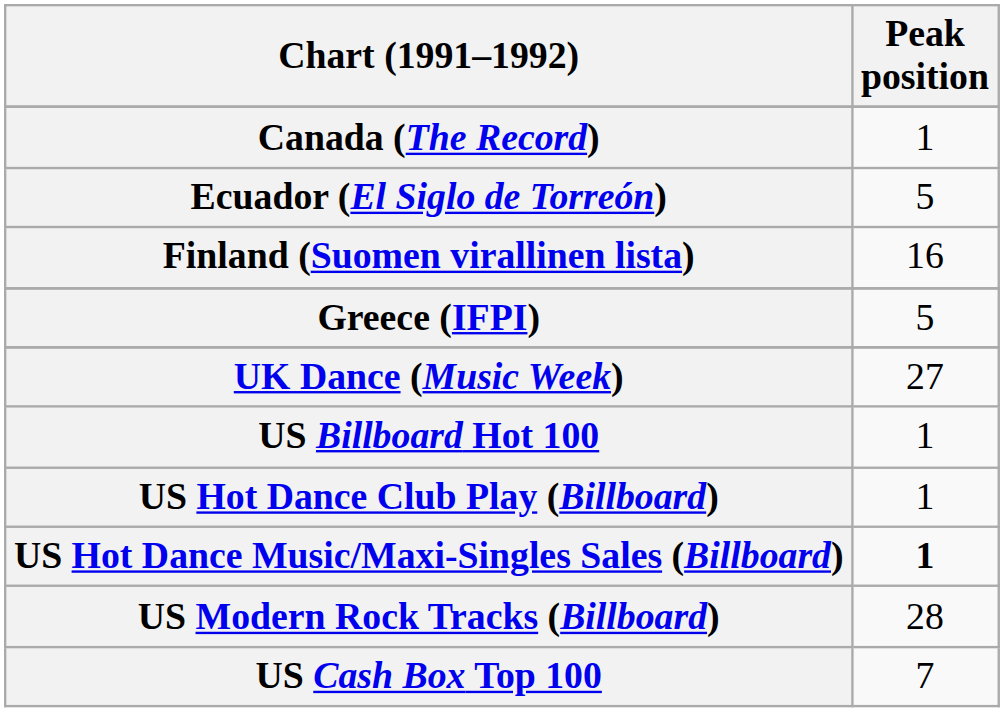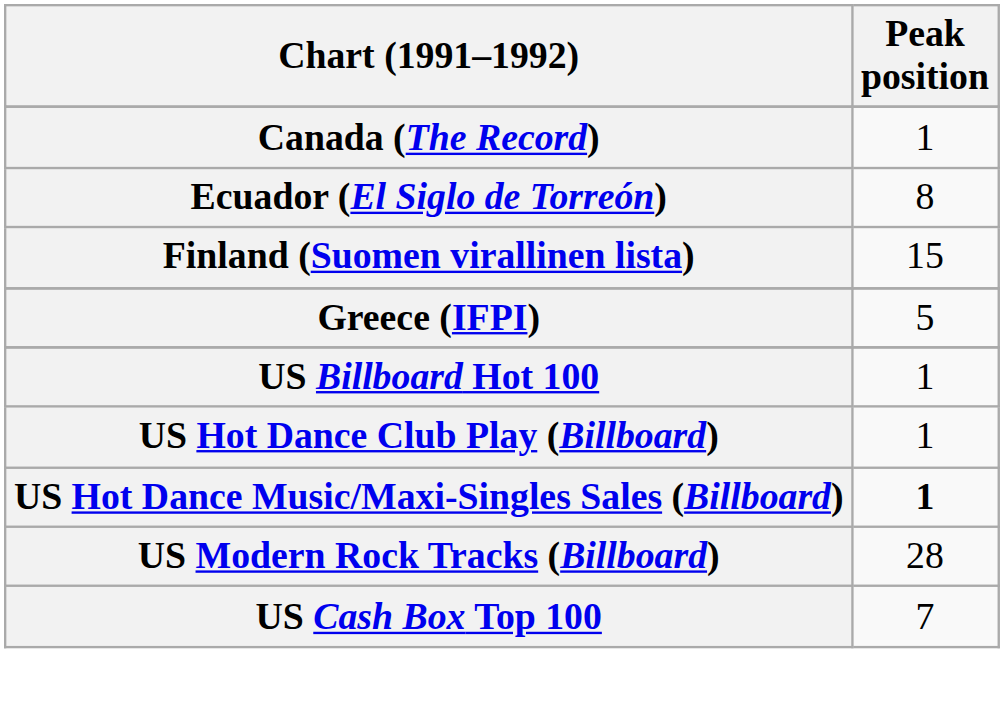(925, 196) 5 -> (925, 196) 8
(925, 256) 16 -> (925, 256) 15
- row: (429, 376)
